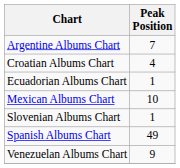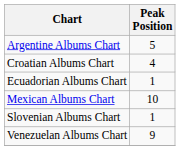(152, 44) 7 -> (152, 44) 5
- row: (59, 136)
